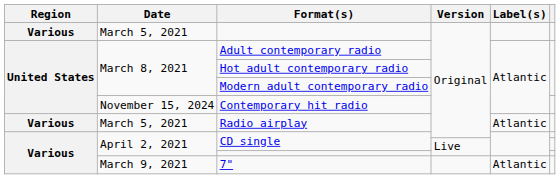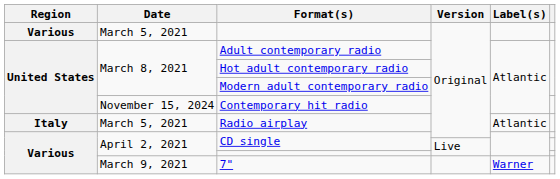(51, 123) Various -> (51, 123) Italy
(520, 165) Atlantic -> (513, 165) Warner
